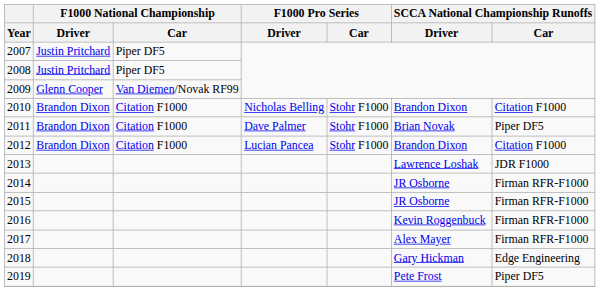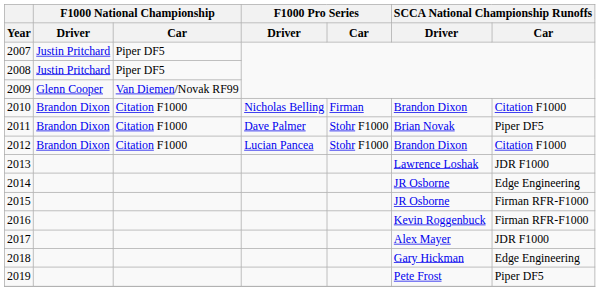(359, 107) Stohr F1000 -> (347, 107) Firman
(542, 182) Firman RFR-F1000 -> (537, 182) Edge Engineering
(542, 239) Firman RFR-F1000 -> (522, 239) JDR F1000
